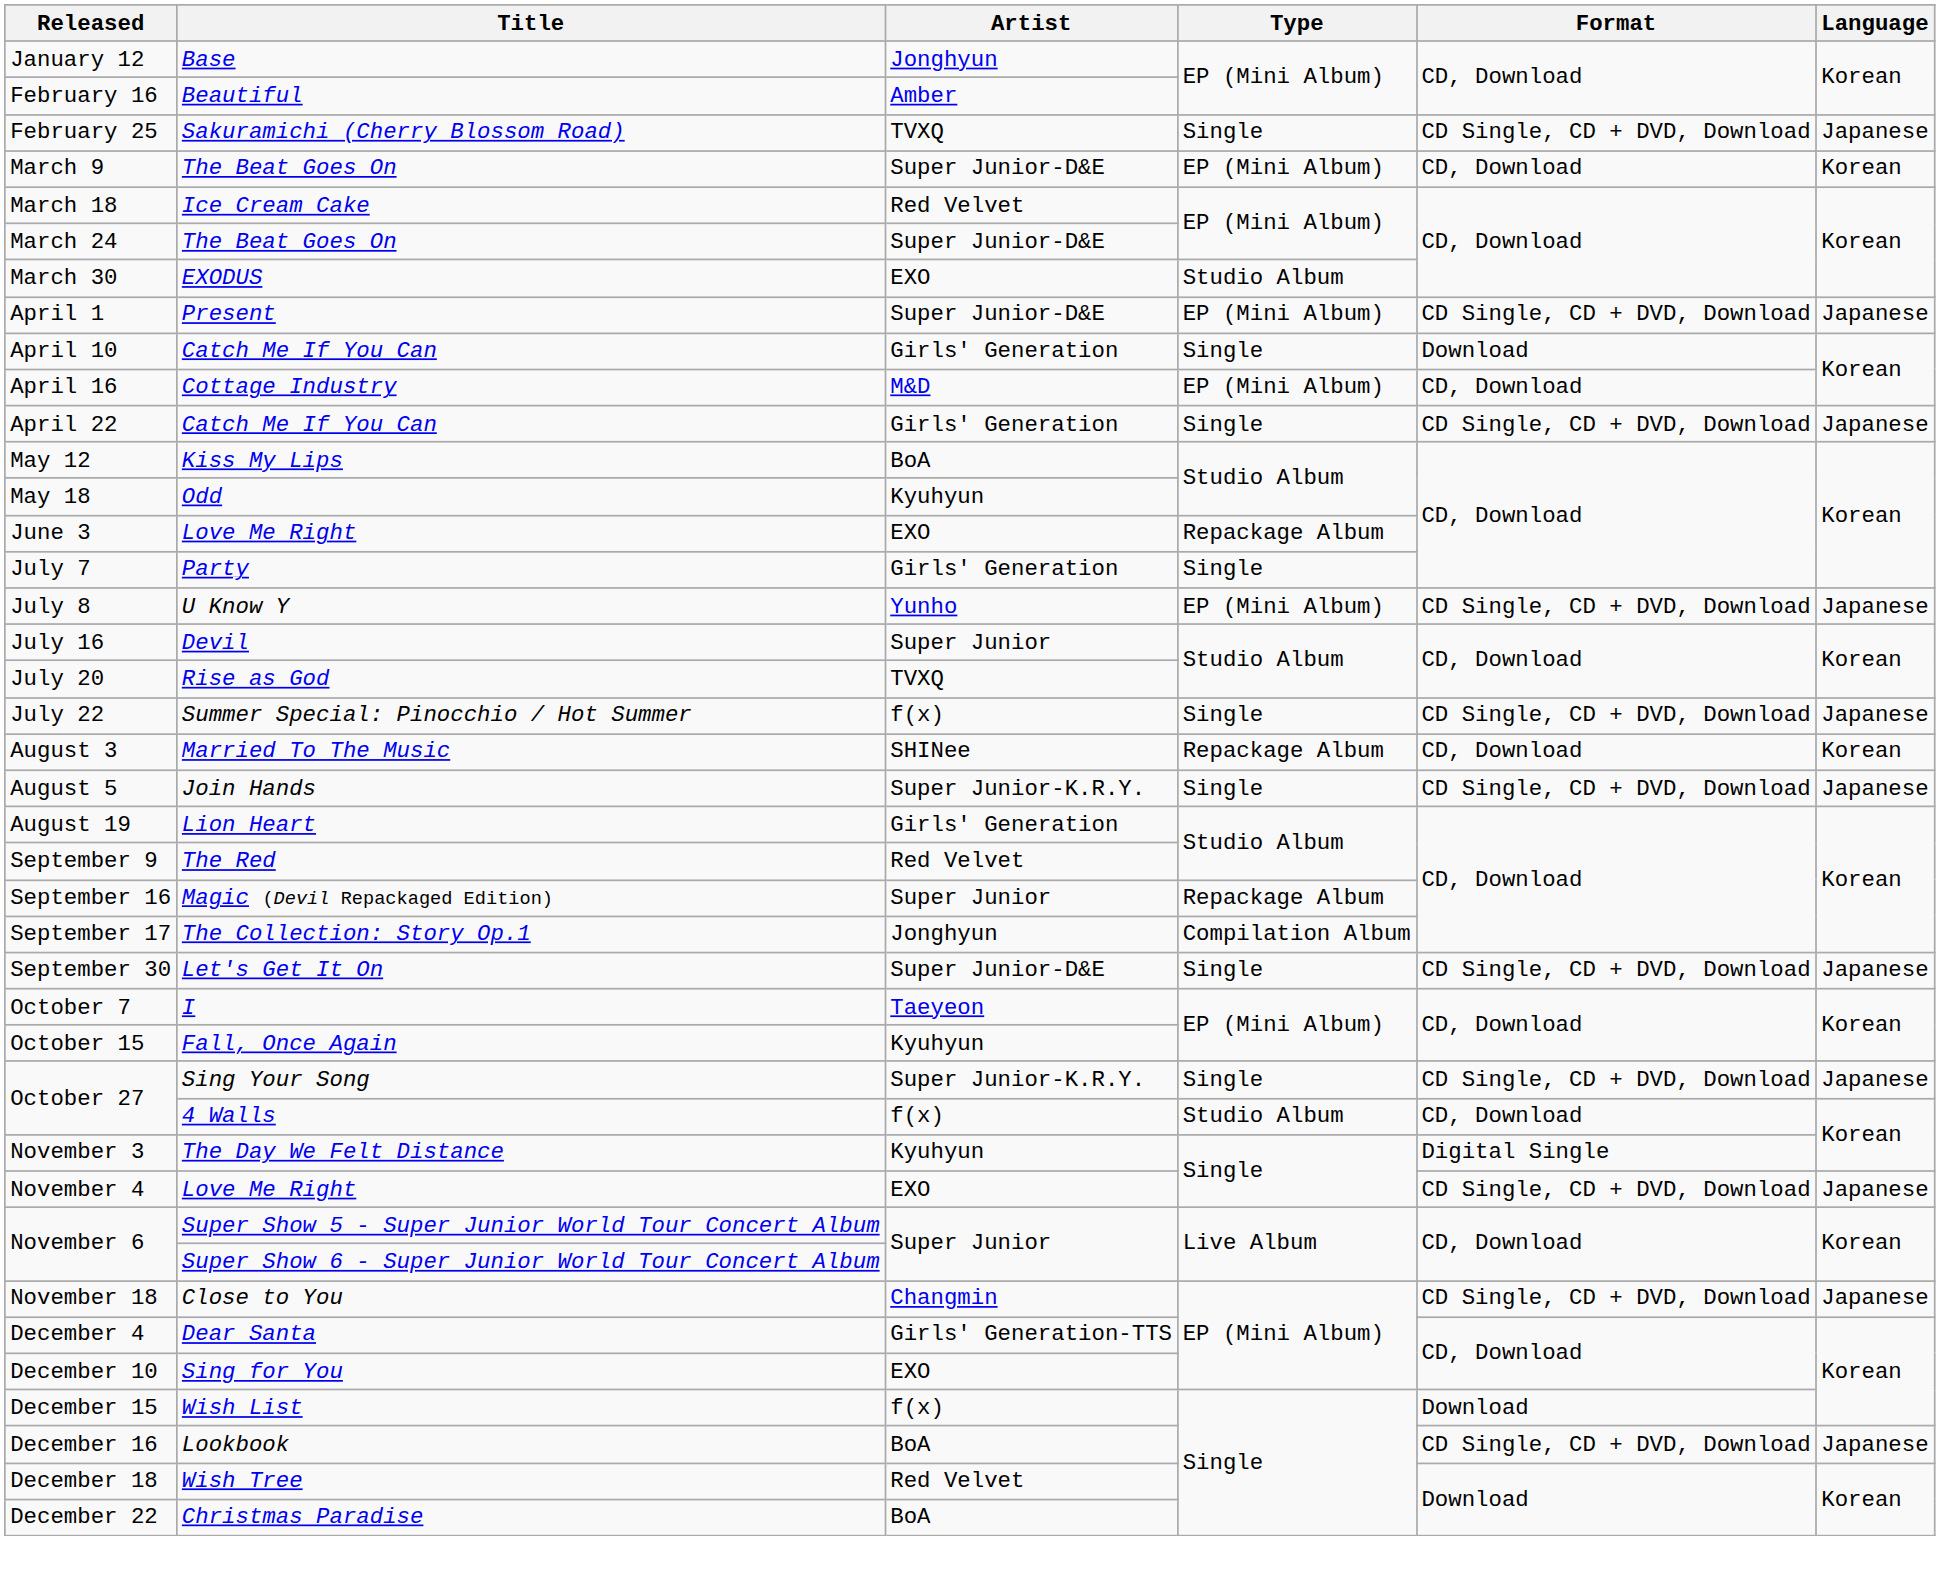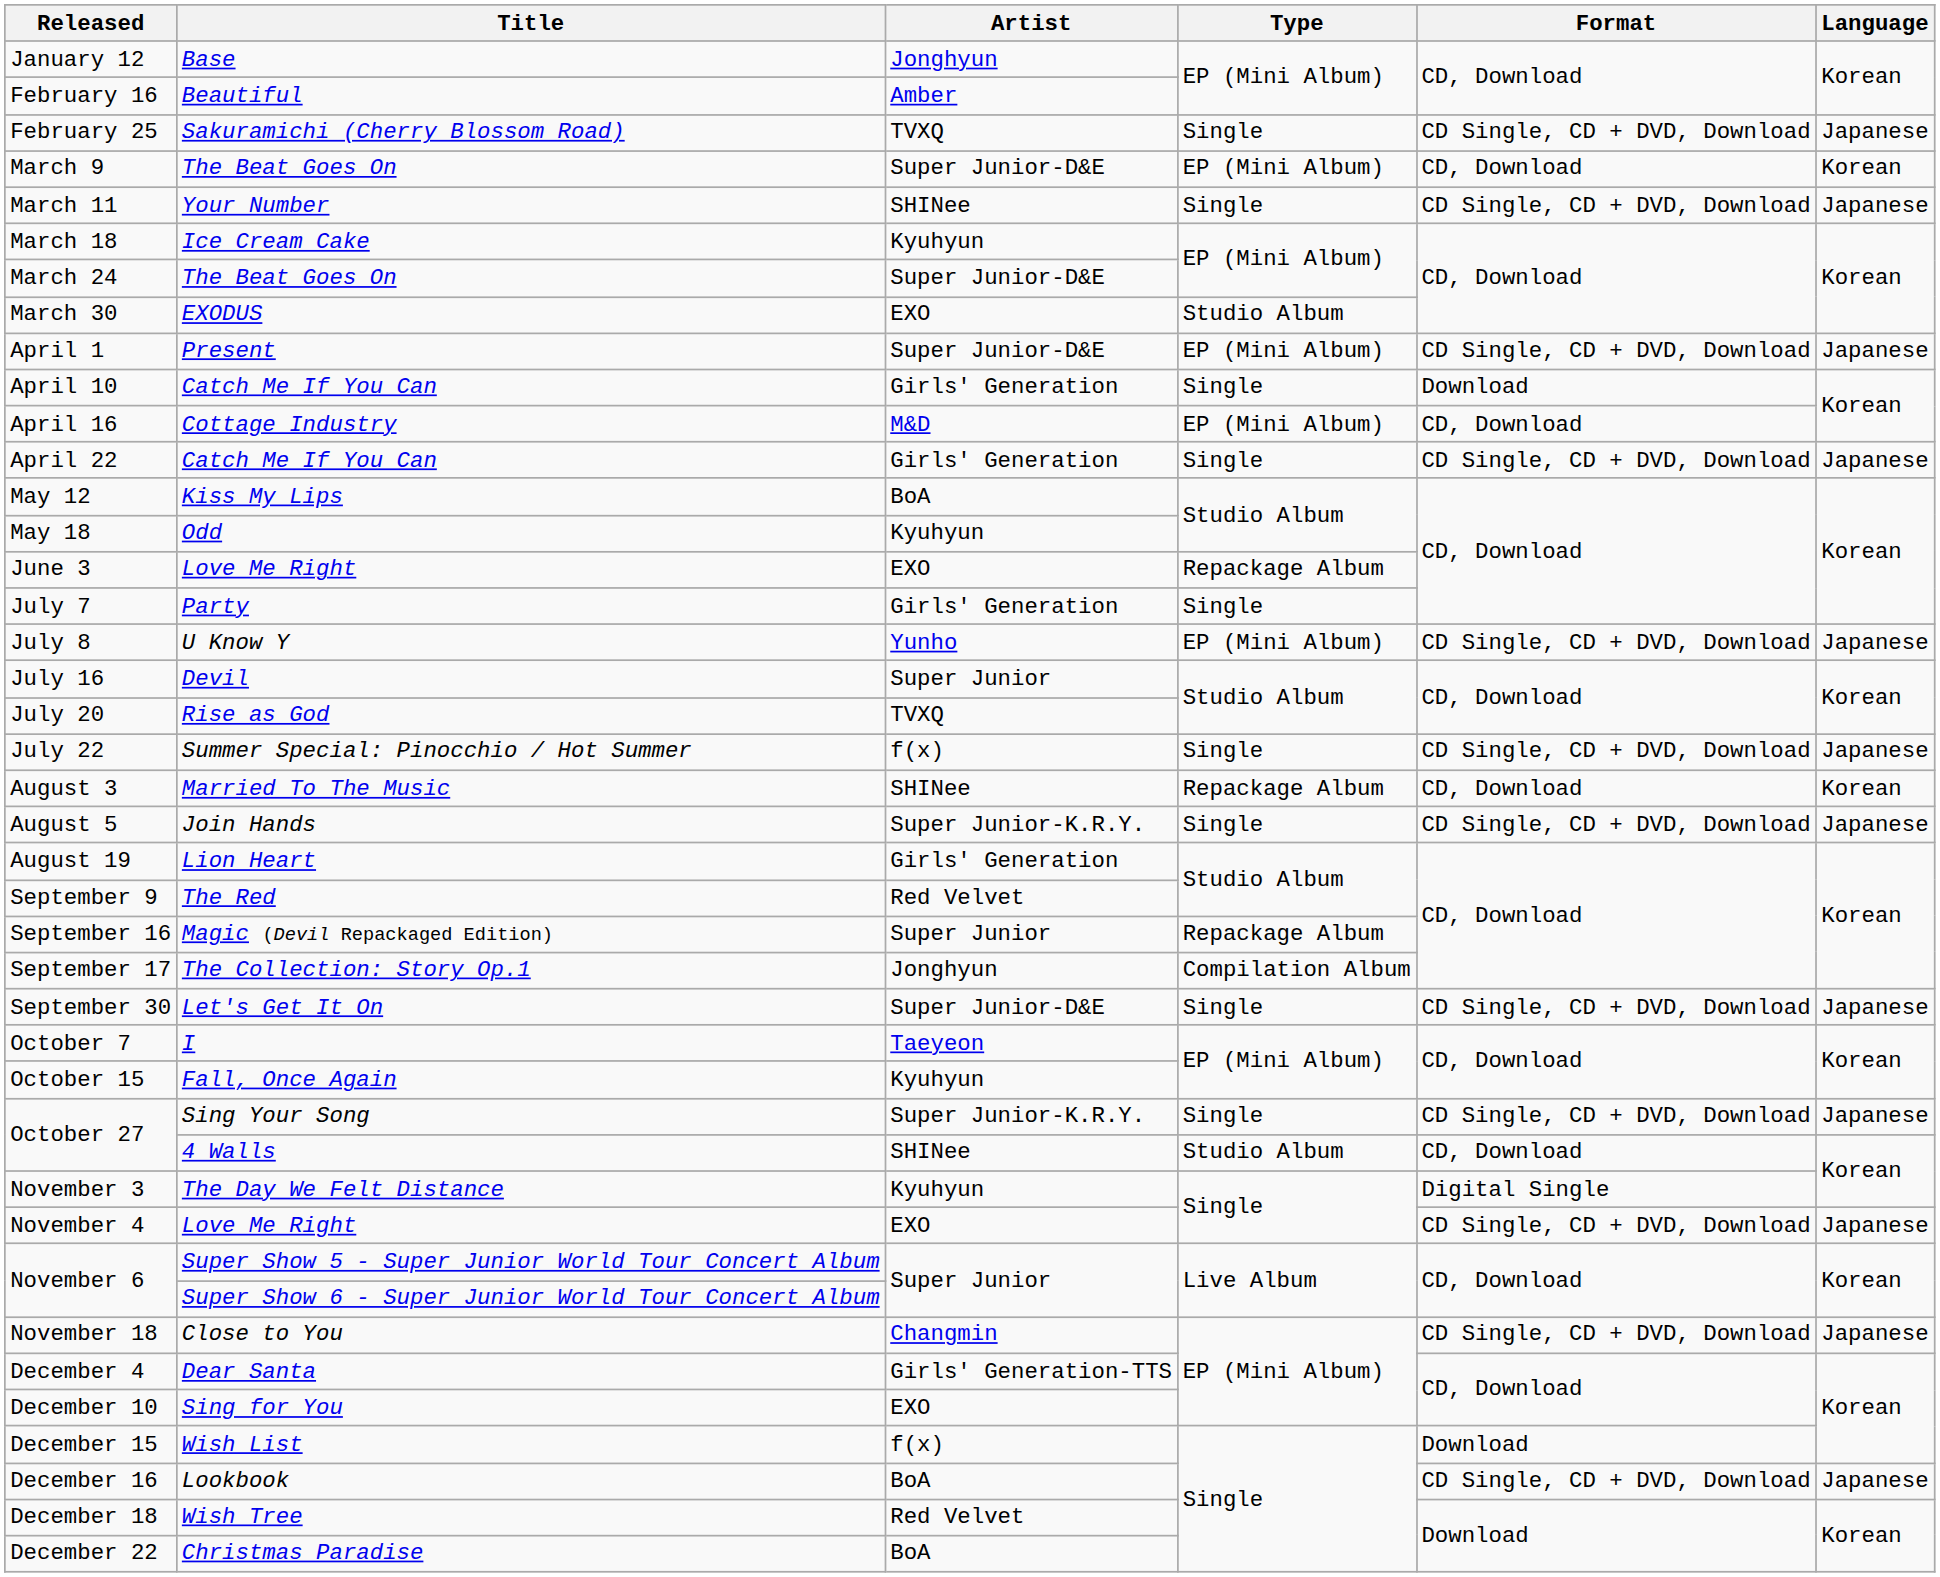+ row: (64, 205)
(957, 205) Red Velvet -> (937, 242) Kyuhyun
(917, 1116) f(x) -> (931, 1153) SHINee
